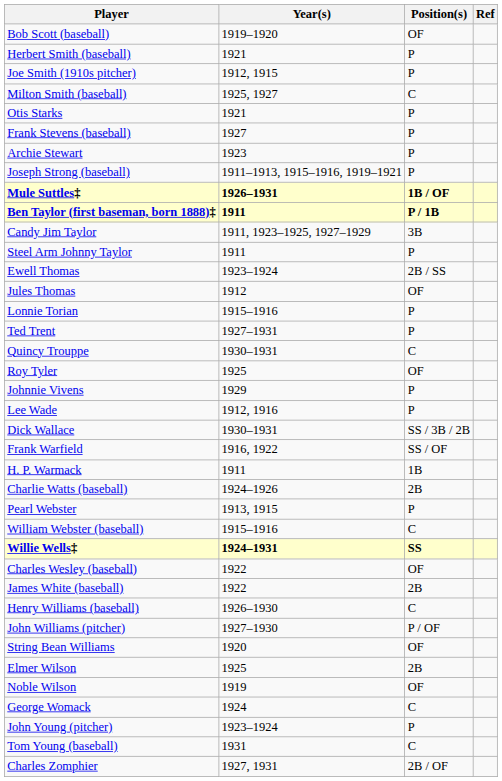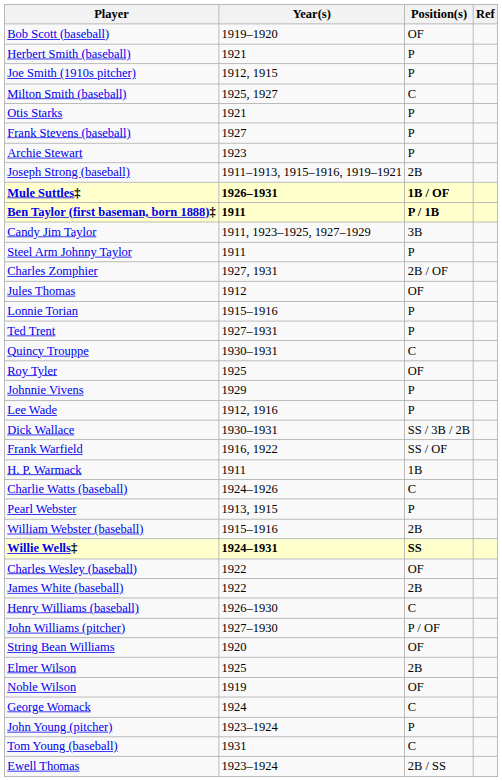(411, 172) P -> (415, 172) 2B
rows swapped: (43, 271) <-> (52, 766)
(415, 489) 2B -> (412, 489) C
(412, 529) C -> (415, 529) 2B
